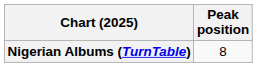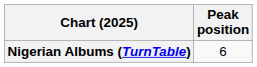(223, 51) 8 -> (223, 51) 6
